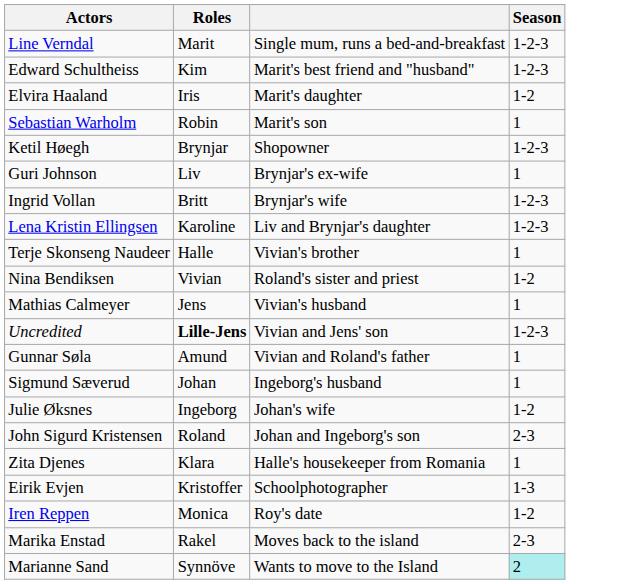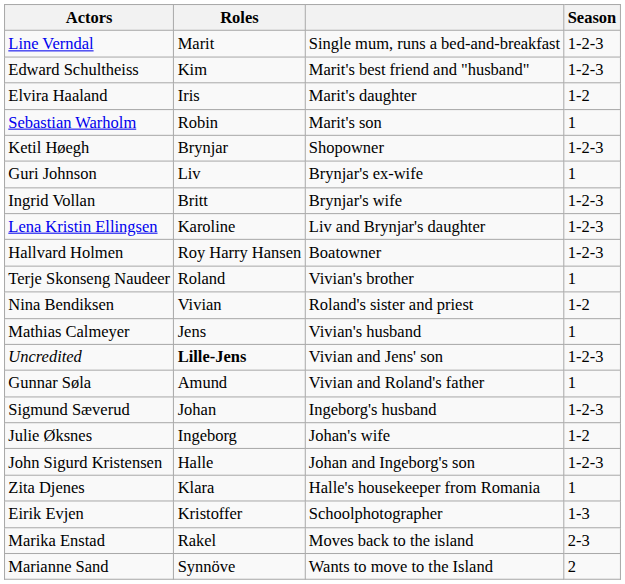+ row: (66, 252)
(196, 252) Halle -> (201, 278) Roland
(517, 383) 1 -> (586, 409) 1-2-3
(201, 435) Roland -> (196, 461) Halle
(524, 435) 2-3 -> (586, 461) 1-2-3
- row: (49, 514)
(517, 566) paleturquoise background -> (572, 566) no background
